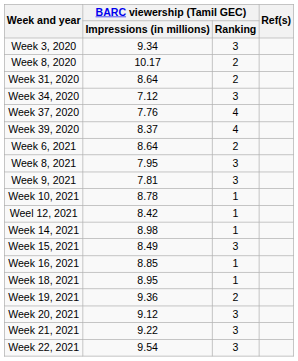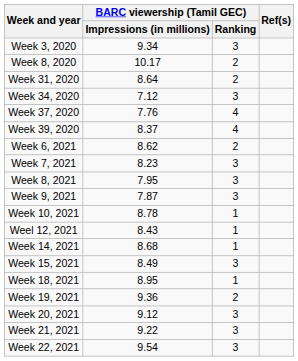(148, 146) 8.64 -> (148, 146) 8.62
+ row: (44, 163)
(148, 180) 7.81 -> (148, 197) 7.87
(148, 213) 8.42 -> (148, 230) 8.43
(148, 230) 8.98 -> (148, 247) 8.68
- row: (44, 264)
